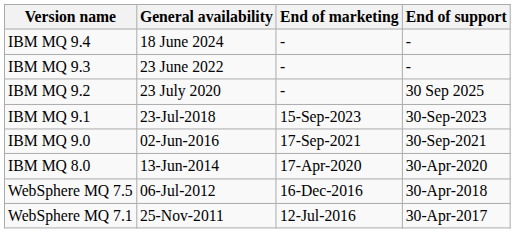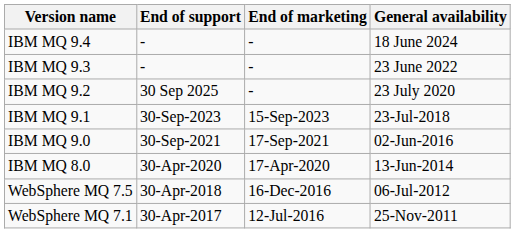columns swapped: (206, 16) <-> (456, 16)
